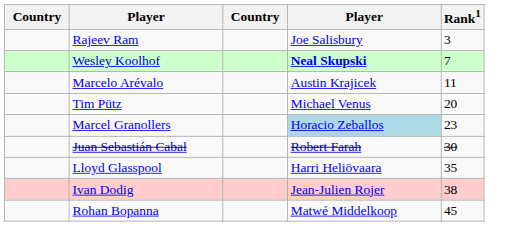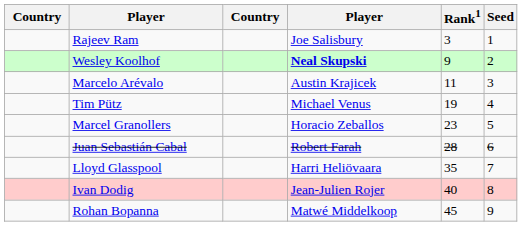+ column: (501, 16)
(447, 61) 7 -> (447, 61) 9
(451, 104) 20 -> (451, 104) 19
(337, 125) lightblue background -> (337, 125) no background
(451, 146) 30 -> (451, 146) 28
(451, 189) 38 -> (451, 189) 40
